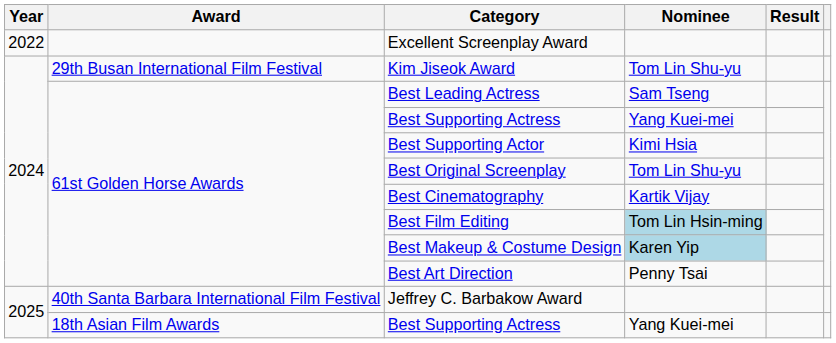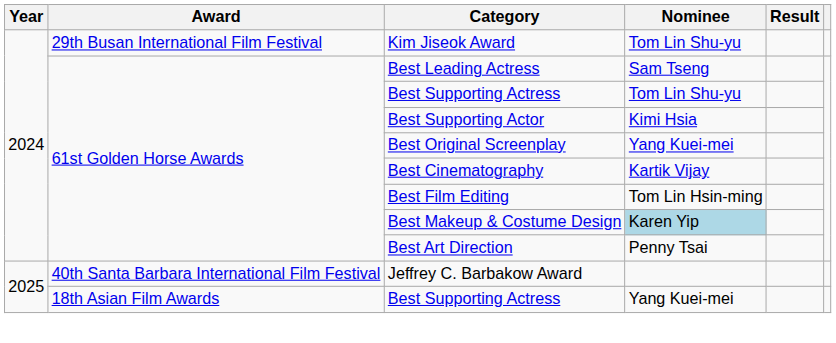- row: (216, 43)
(681, 119) Yang Kuei-mei -> (685, 94) Tom Lin Shu-yu
(685, 171) Tom Lin Shu-yu -> (681, 145) Yang Kuei-mei
(696, 222) lightblue background -> (696, 196) no background
